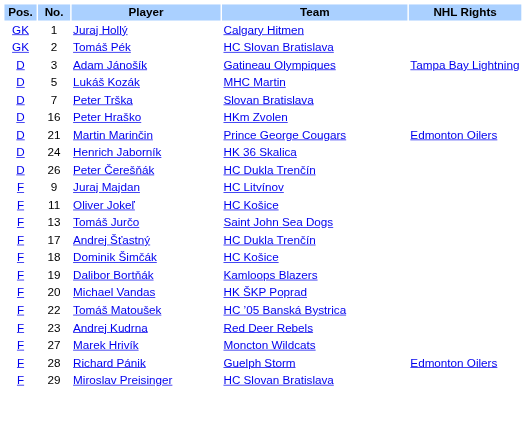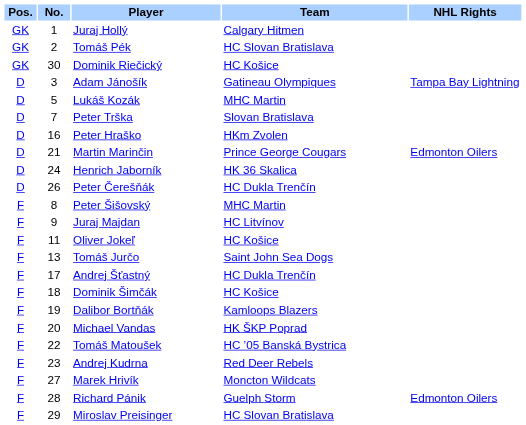+ row: (118, 65)
+ row: (112, 205)
